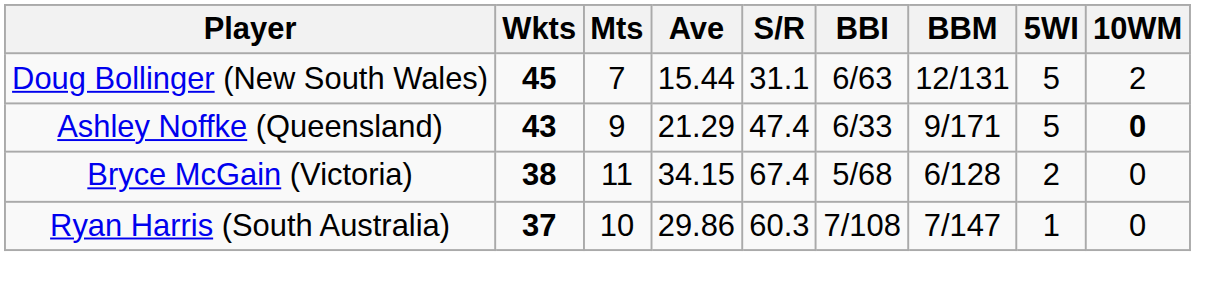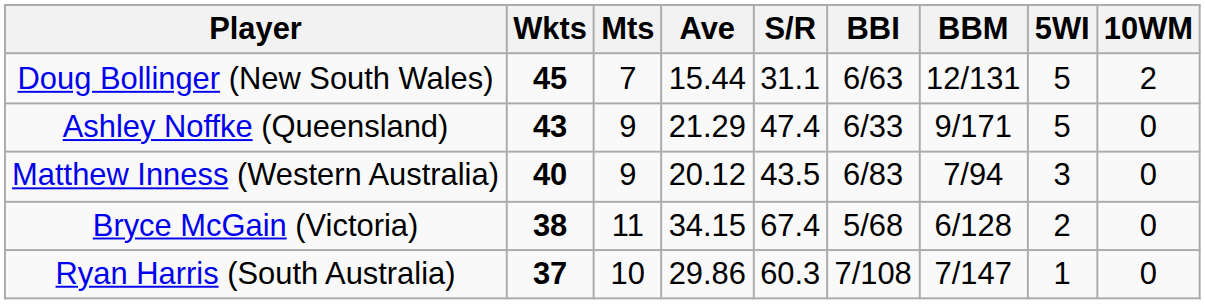(1138, 126) bold -> (1148, 126) normal
+ row: (256, 175)
